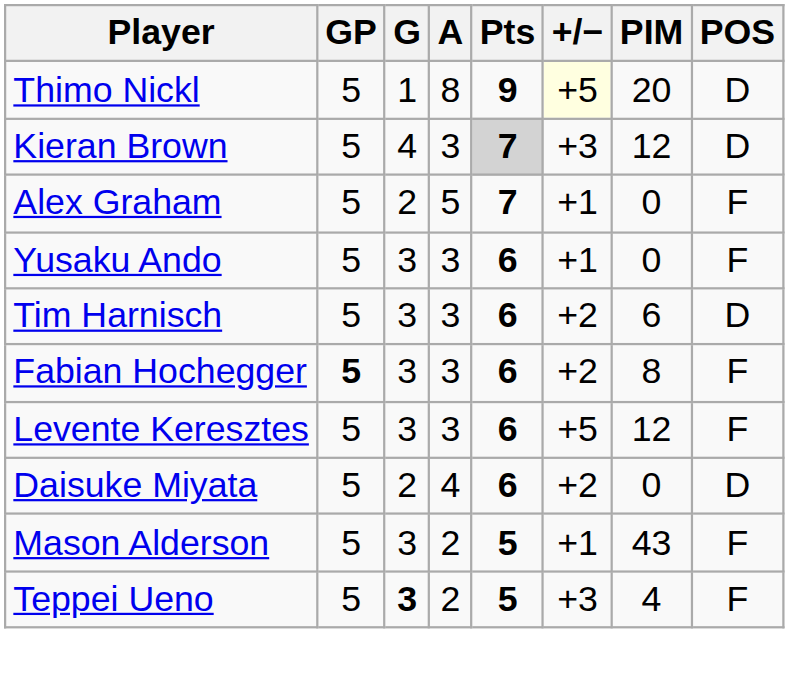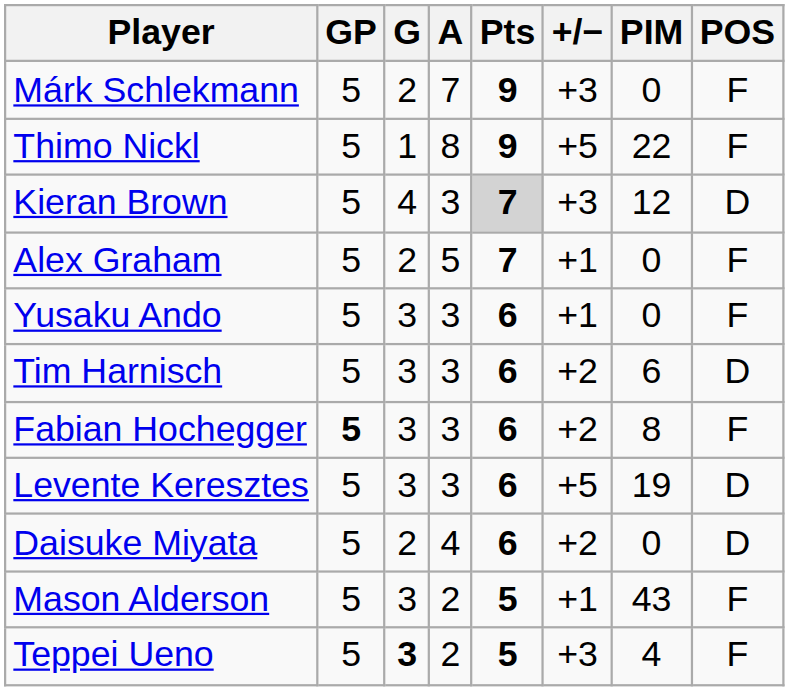+ row: (156, 89)
(578, 89) lightyellow background -> (578, 145) no background
(652, 89) 20 -> (652, 145) 22
(737, 89) D -> (737, 145) F
(652, 428) 12 -> (652, 485) 19
(737, 428) F -> (737, 485) D
